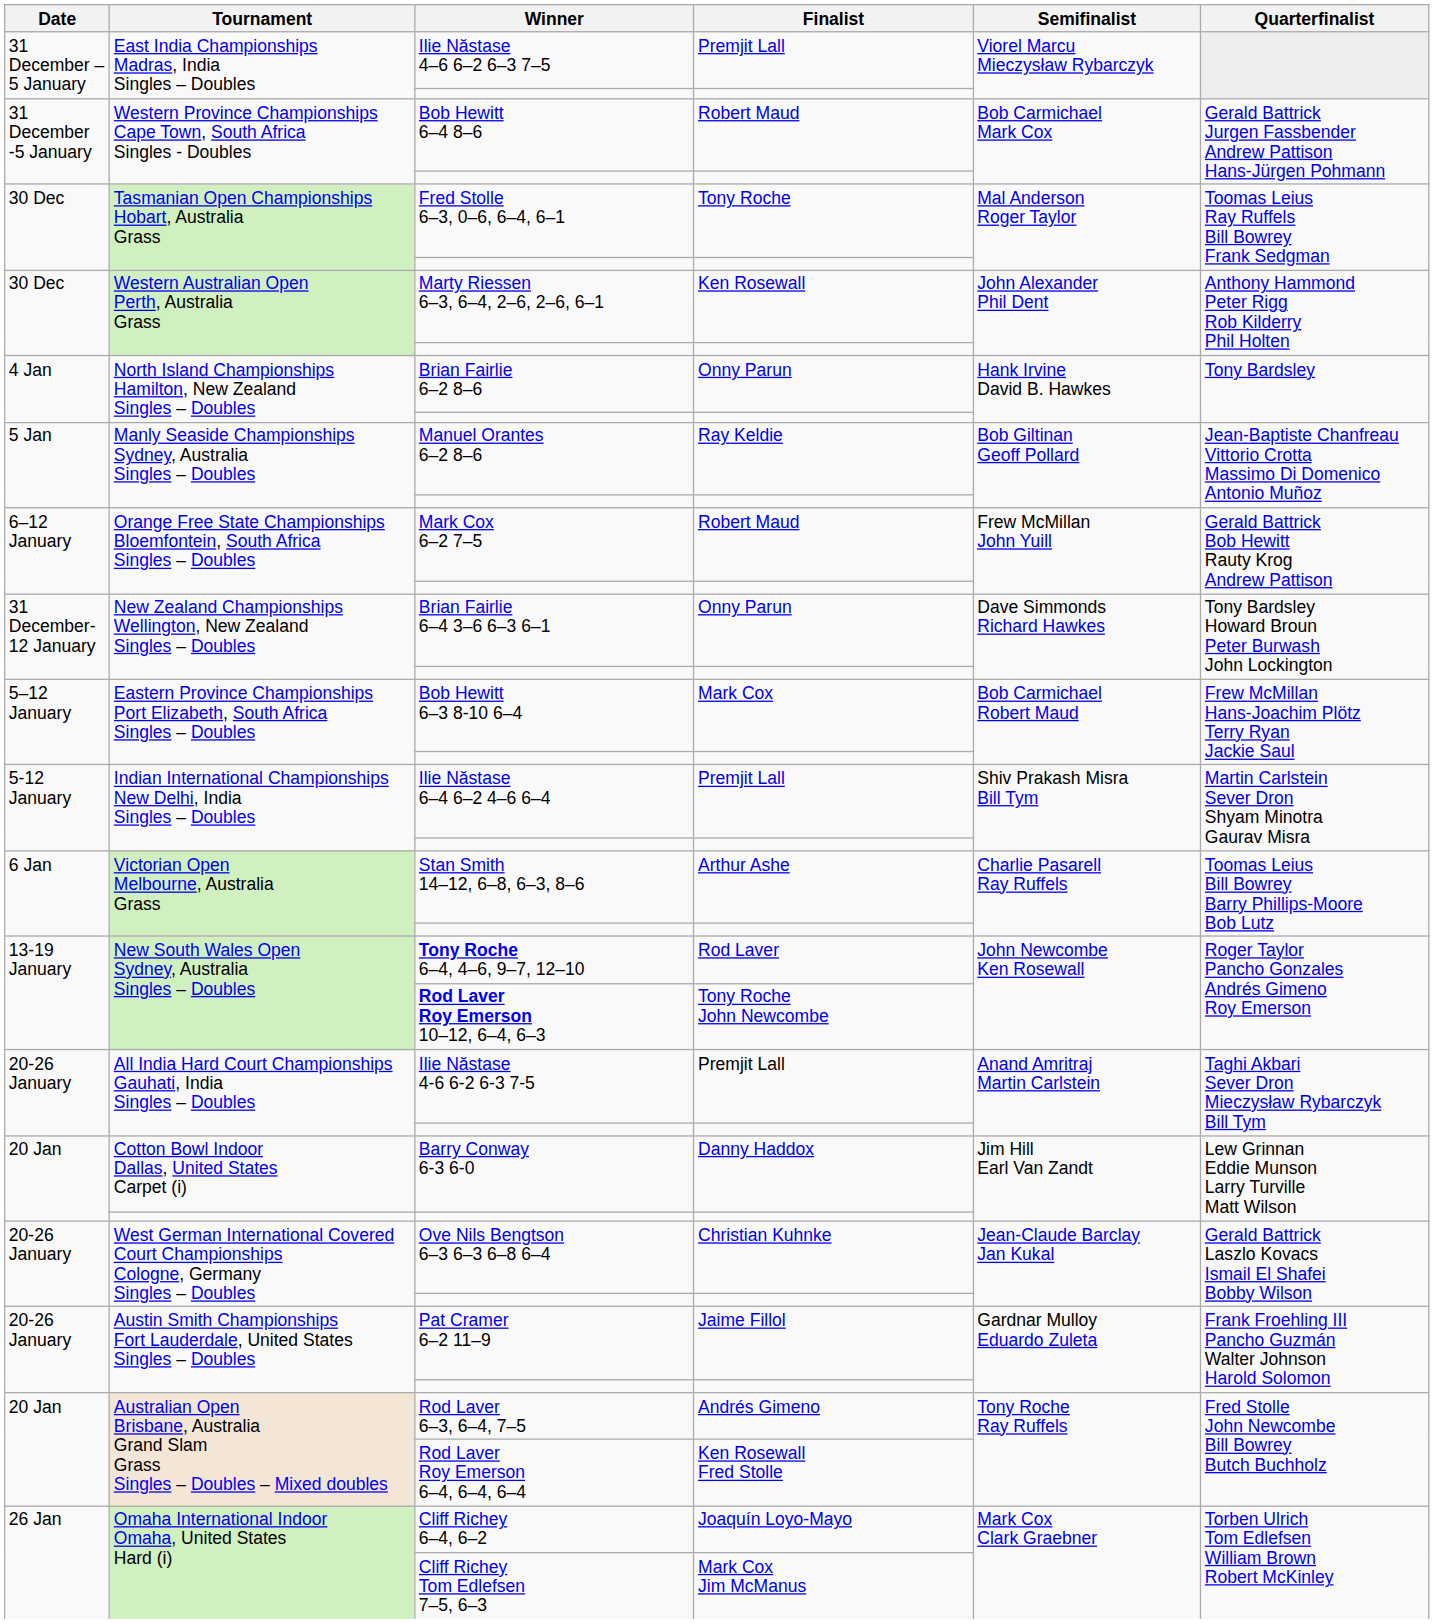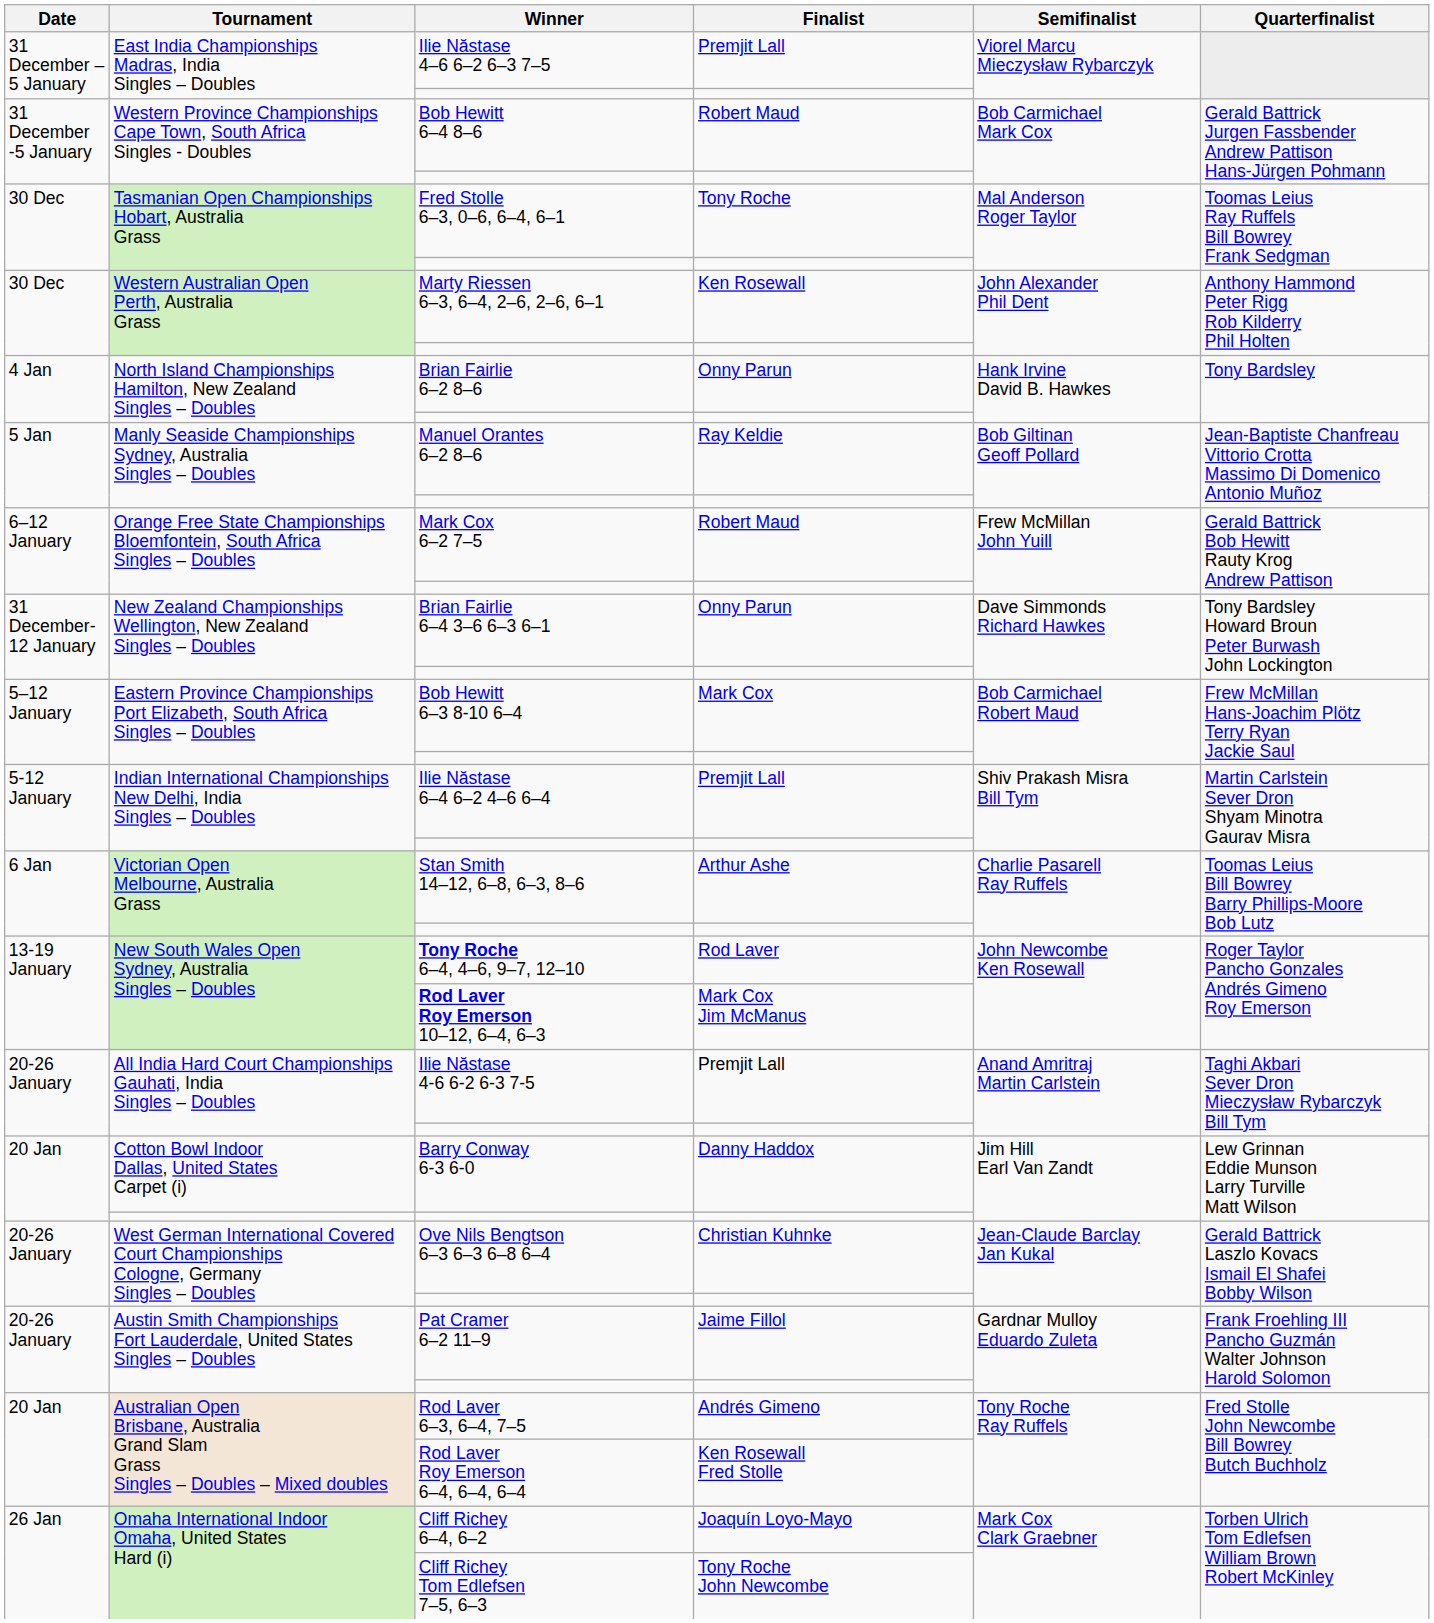(763, 1006) Tony Roche John Newcombe -> (752, 1006) Mark Cox Jim McManus
(752, 1576) Mark Cox Jim McManus -> (763, 1576) Tony Roche John Newcombe
